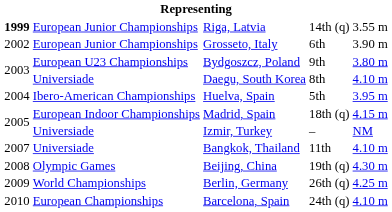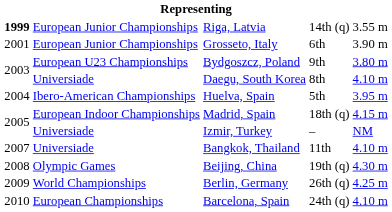(17, 44) 2002 -> (17, 44) 2001
